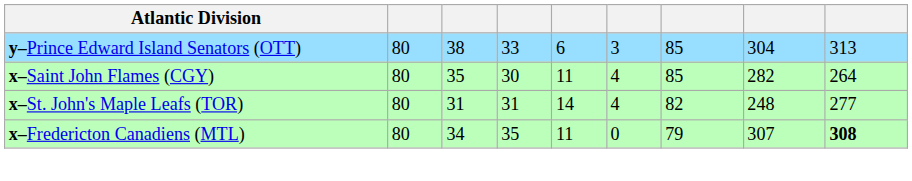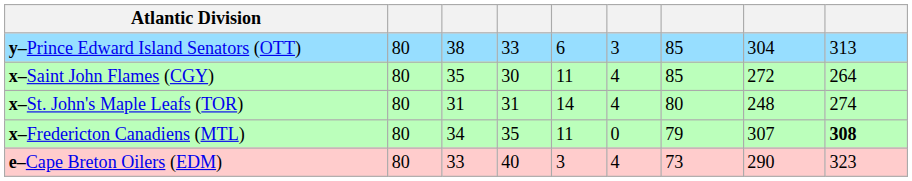(761, 76) 282 -> (761, 76) 272
(674, 104) 82 -> (674, 104) 80
(843, 104) 277 -> (843, 104) 274
+ row: (115, 162)
